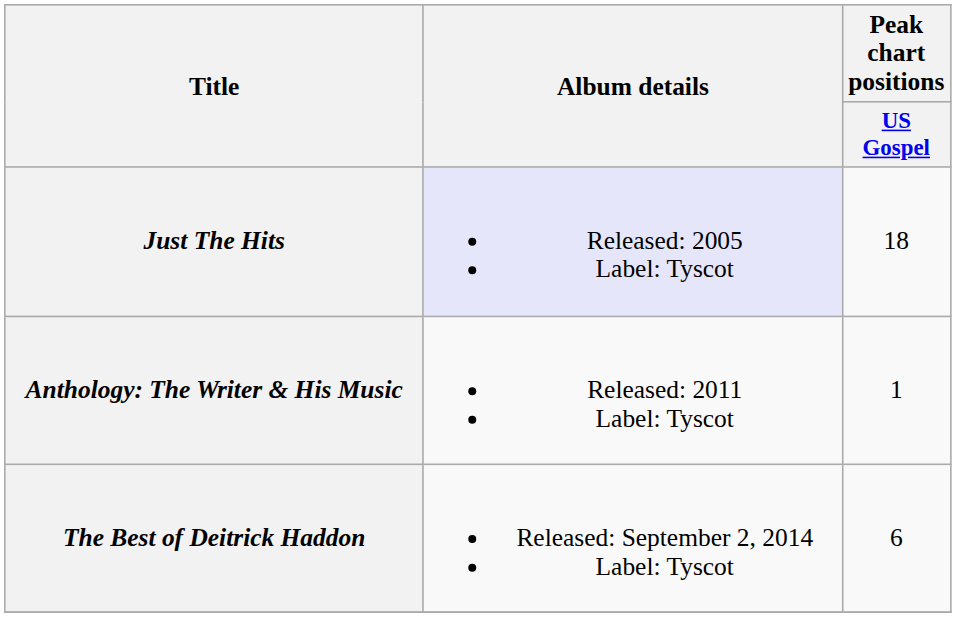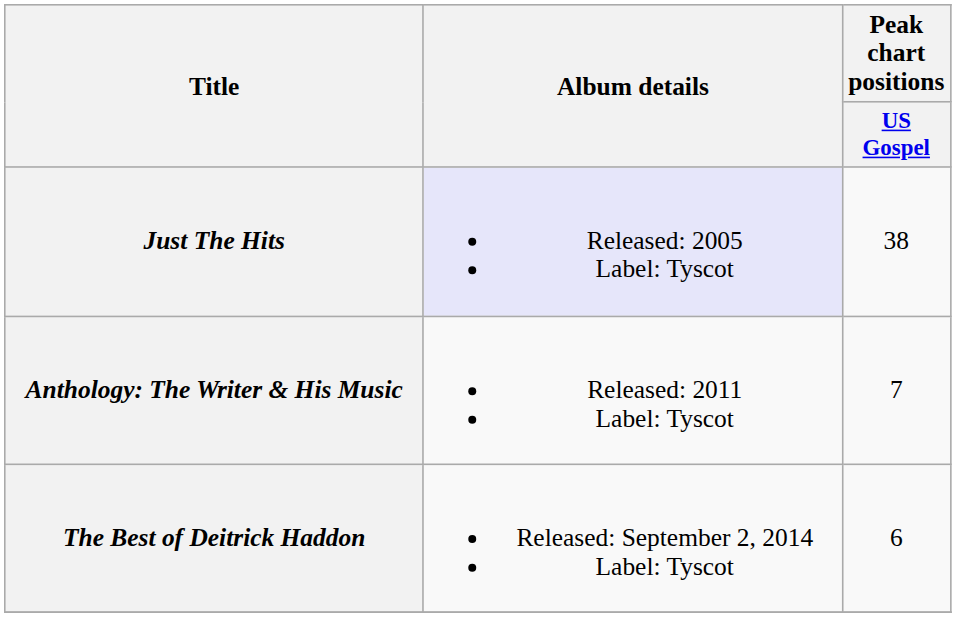(896, 241) 18 -> (896, 241) 38
(896, 389) 1 -> (896, 389) 7
